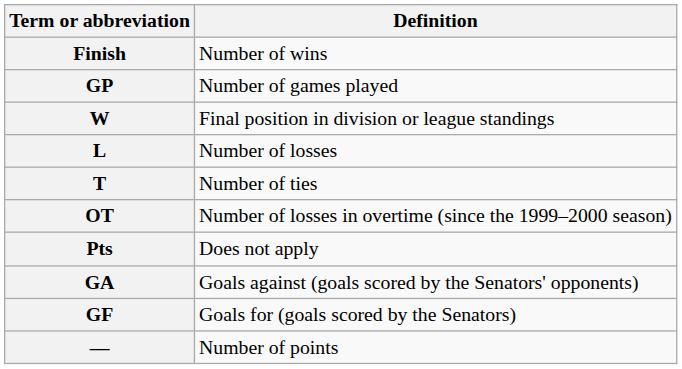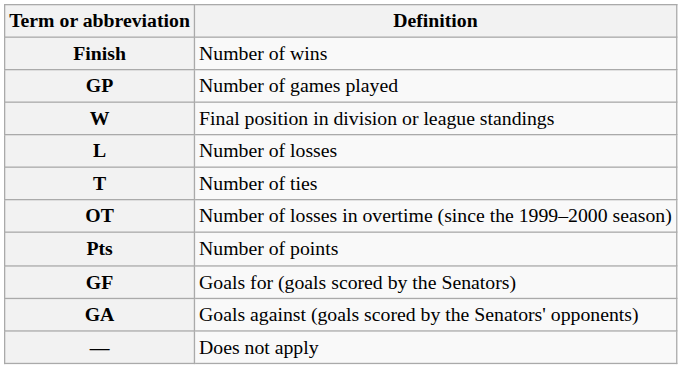(259, 249) Does not apply -> (269, 249) Number of points
rows swapped: (100, 314) <-> (100, 281)
(269, 346) Number of points -> (259, 346) Does not apply
